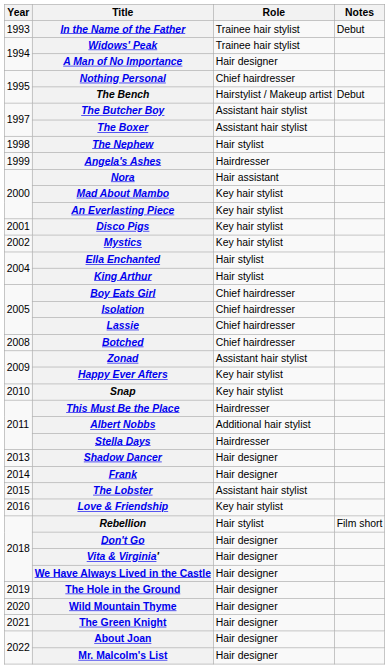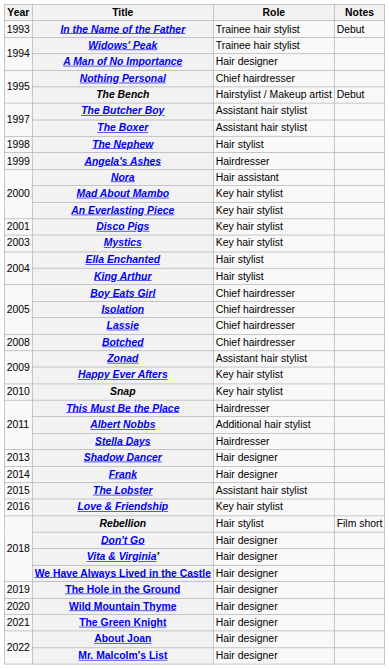(18, 243) 2002 -> (18, 243) 2003
